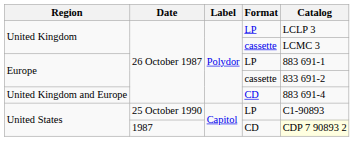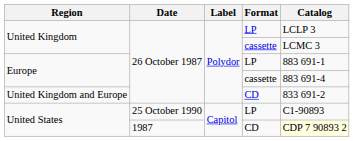(304, 78) 833 691-2 -> (304, 78) 883 691-4
(304, 95) 883 691-4 -> (304, 95) 833 691-2
